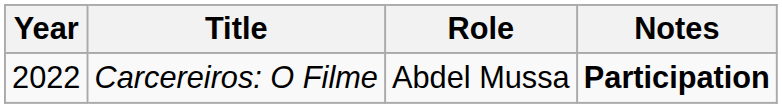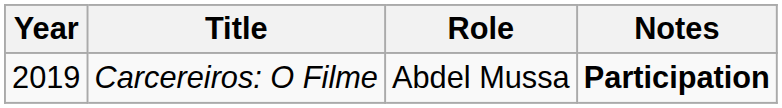(46, 77) 2022 -> (46, 77) 2019
